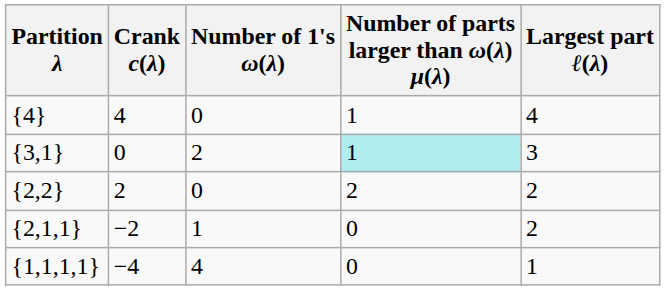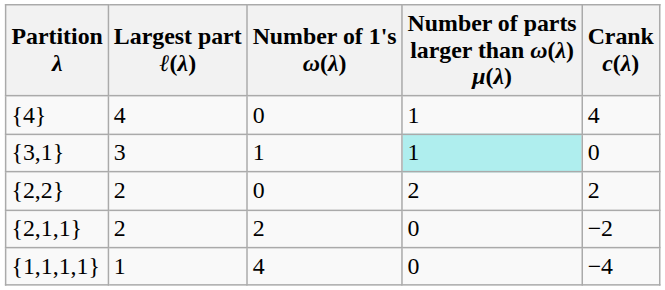columns swapped: (590, 50) <-> (147, 50)
(197, 152) 2 -> (259, 152) 1
(197, 228) 1 -> (259, 228) 2
